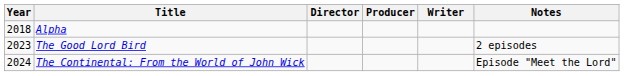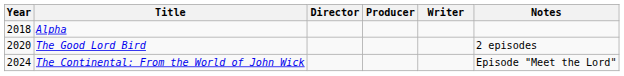(19, 46) 2023 -> (19, 46) 2020
